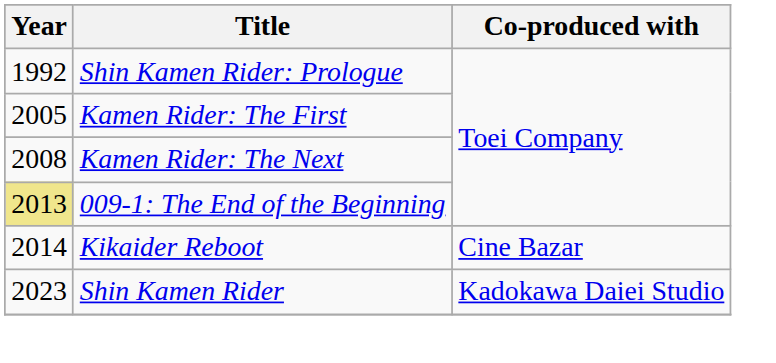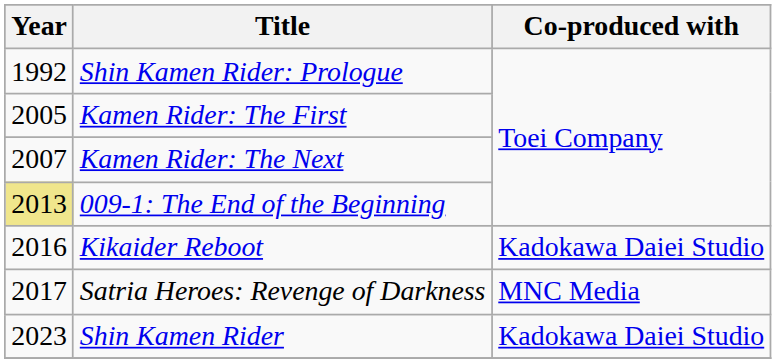(39, 159) 2008 -> (39, 159) 2007
(39, 247) 2014 -> (39, 247) 2016
(521, 247) Cine Bazar -> (631, 247) Kadokawa Daiei Studio
+ row: (283, 291)
